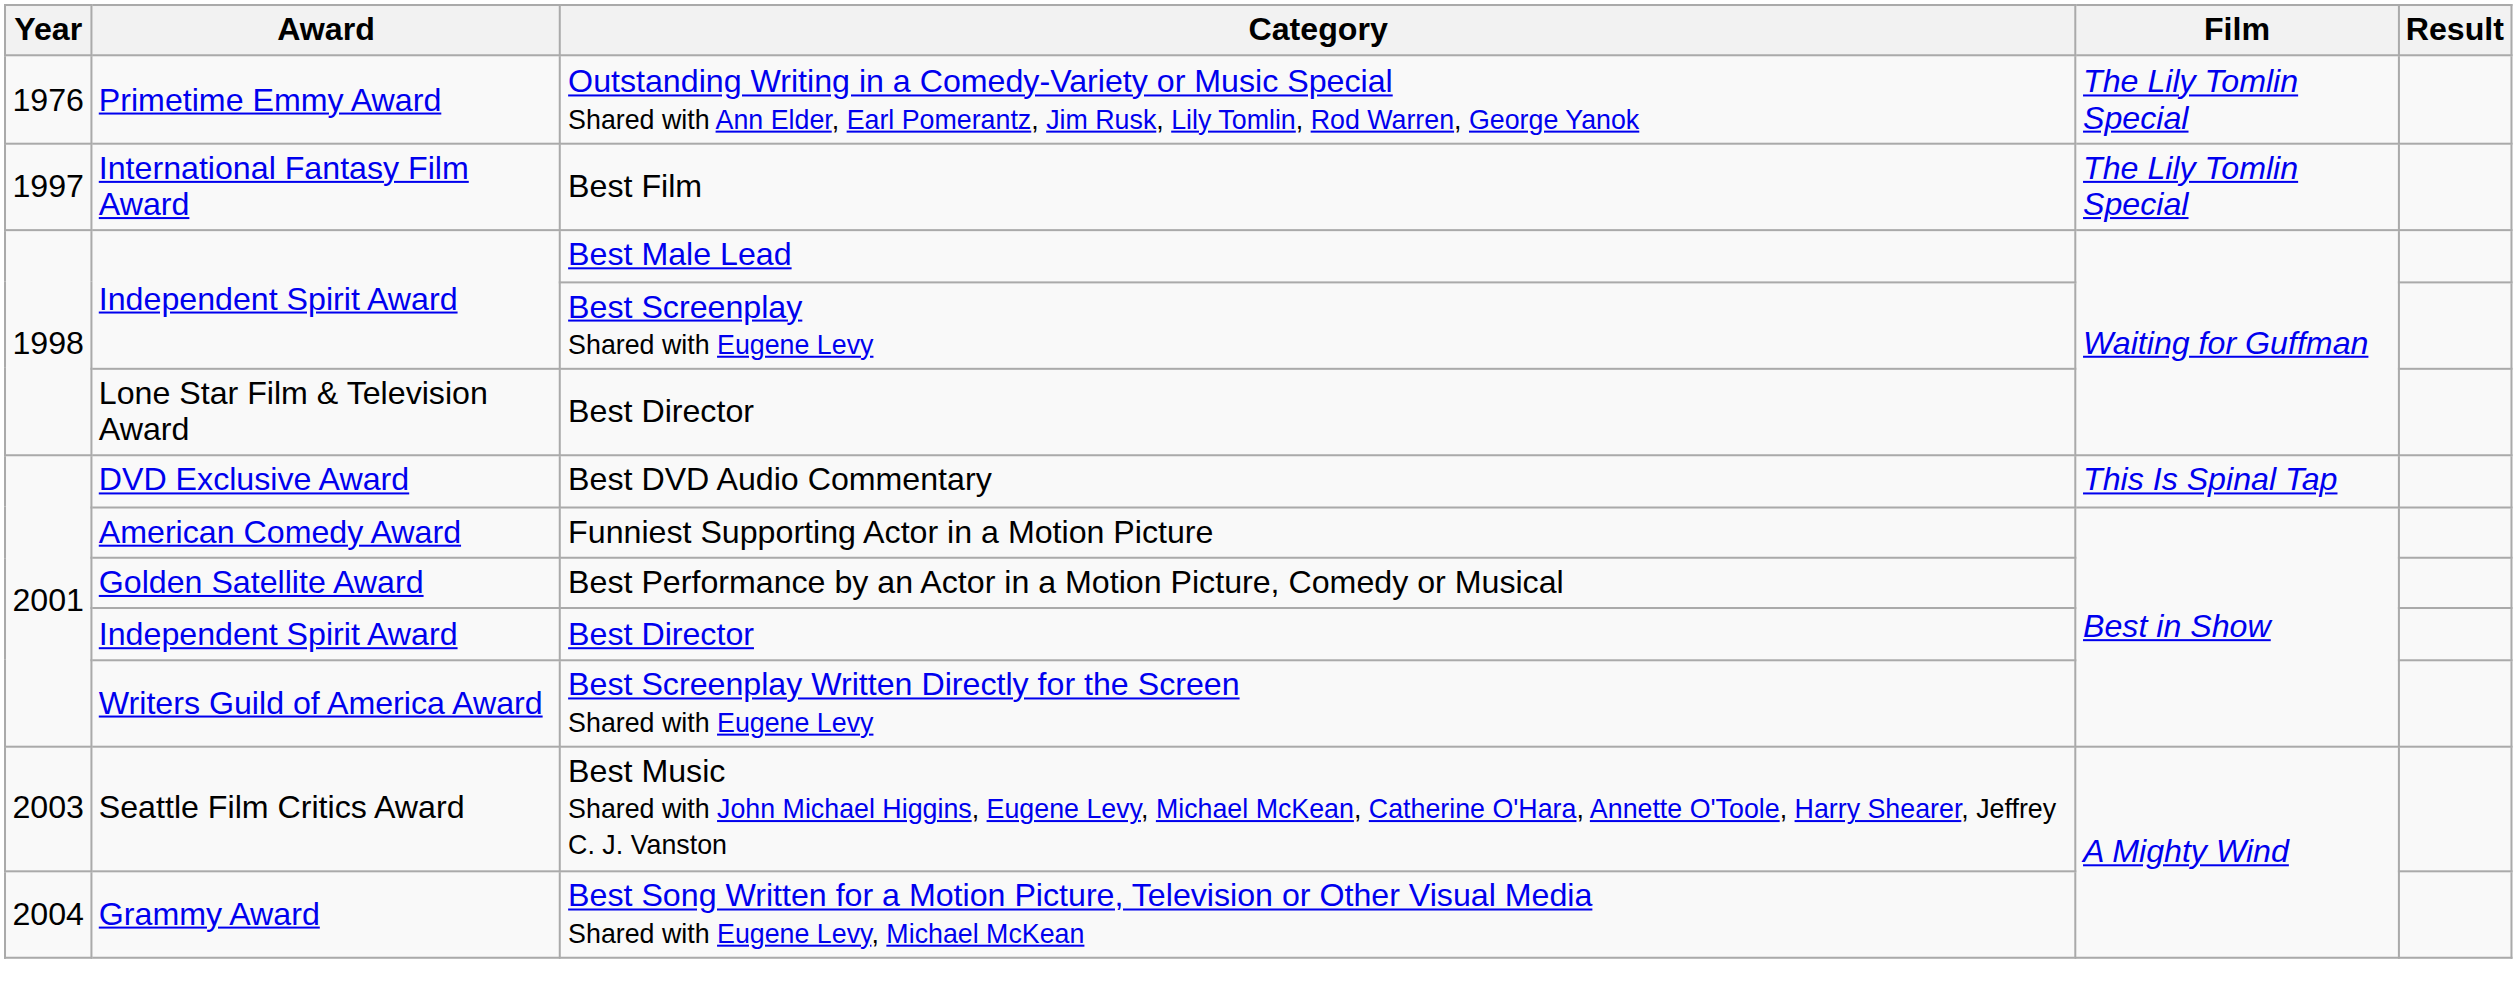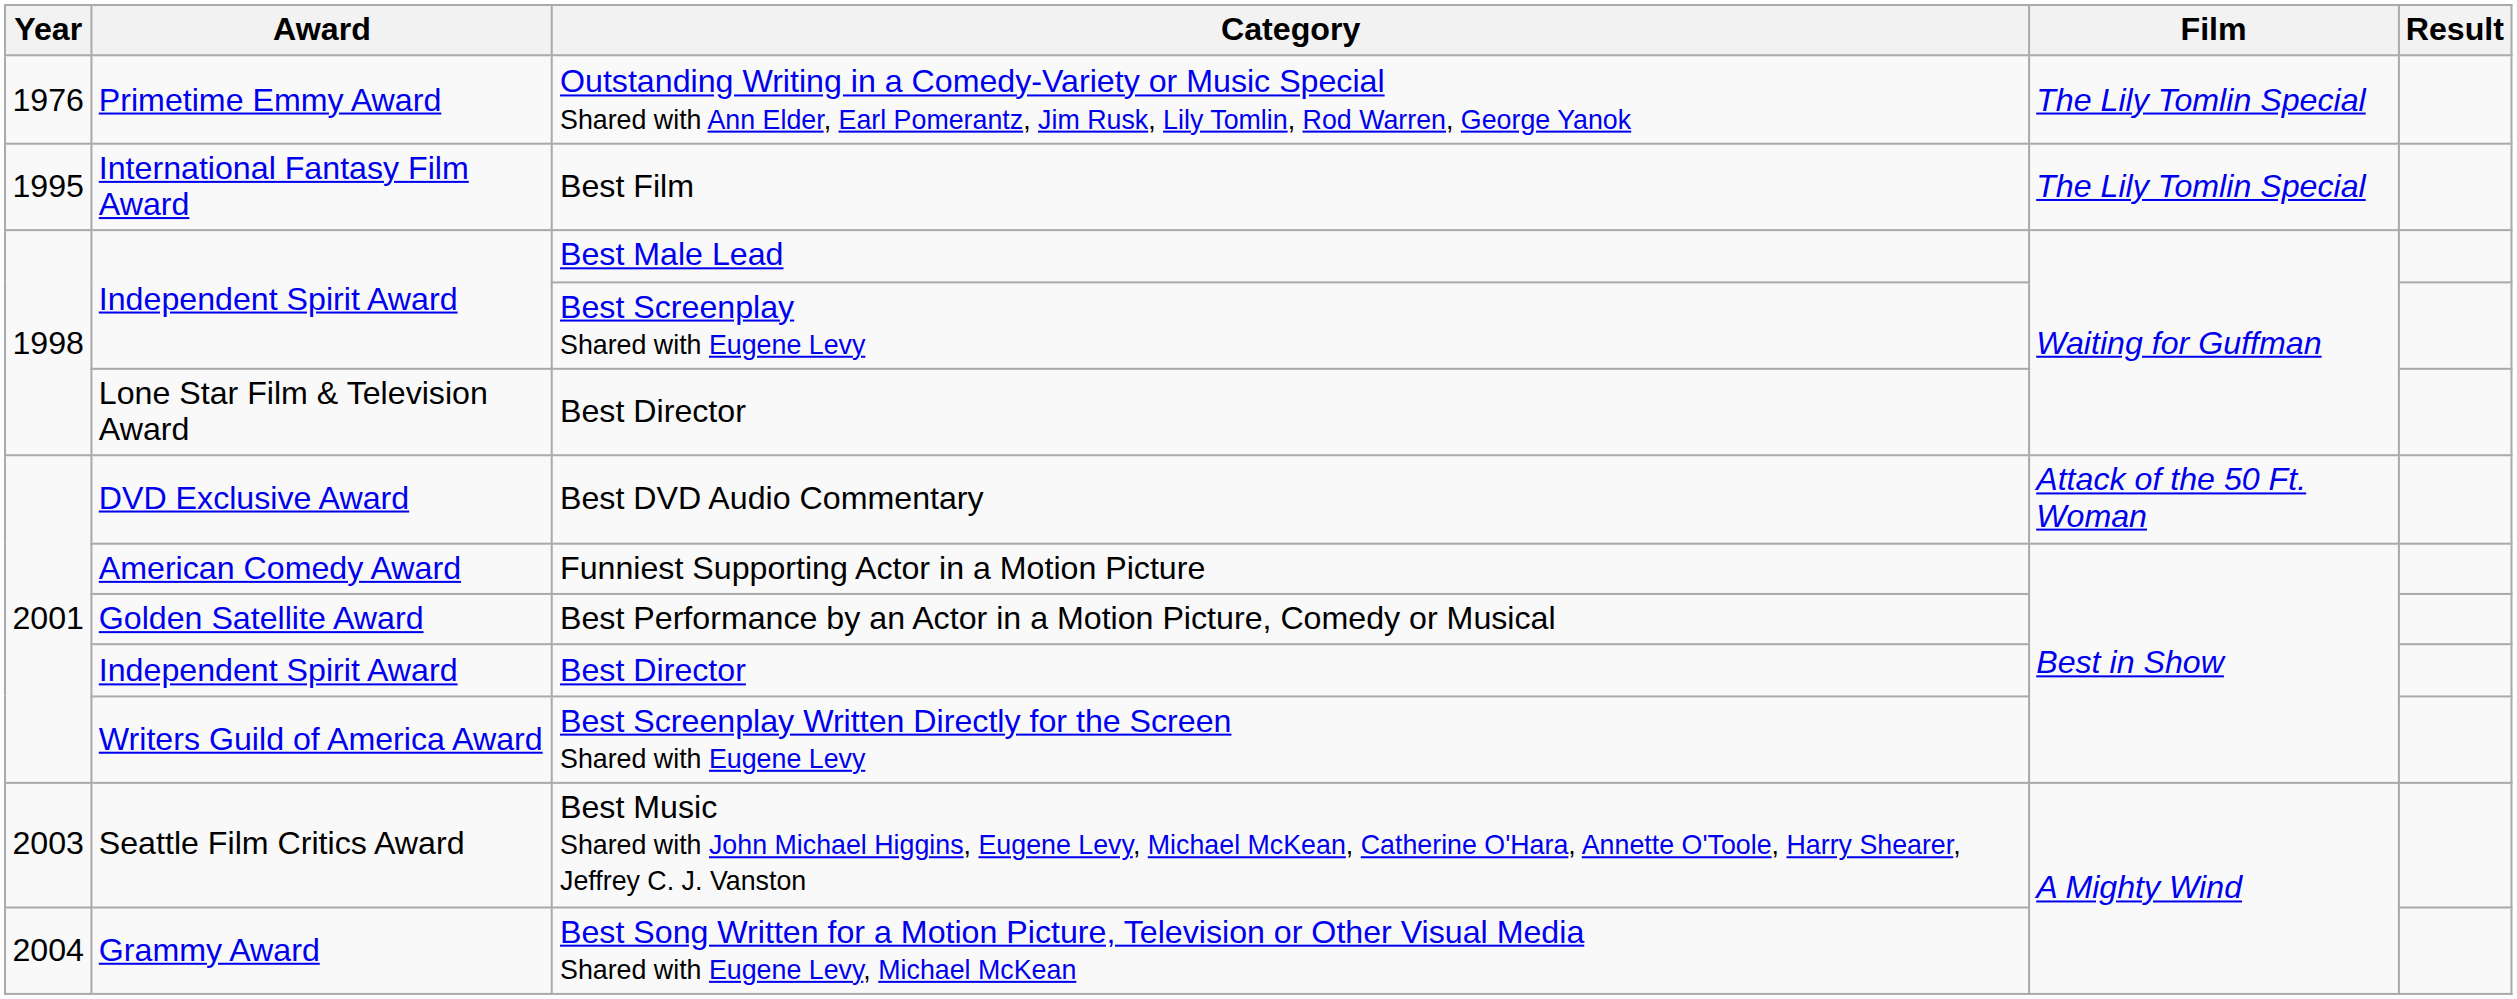(48, 186) 1997 -> (48, 186) 1995
(2210, 480) This Is Spinal Tap -> (2171, 498) Attack of the 50 Ft. Woman
